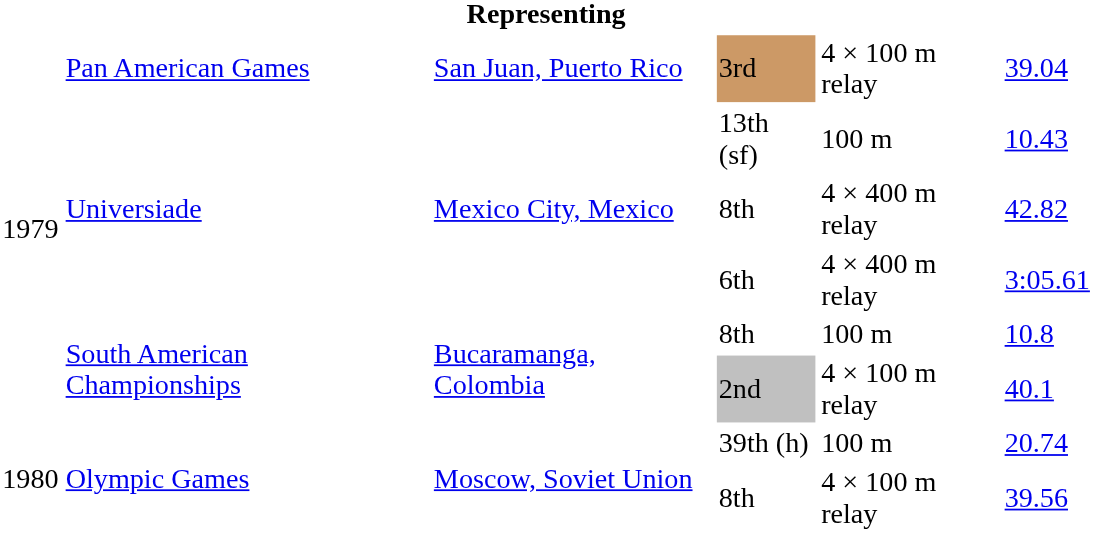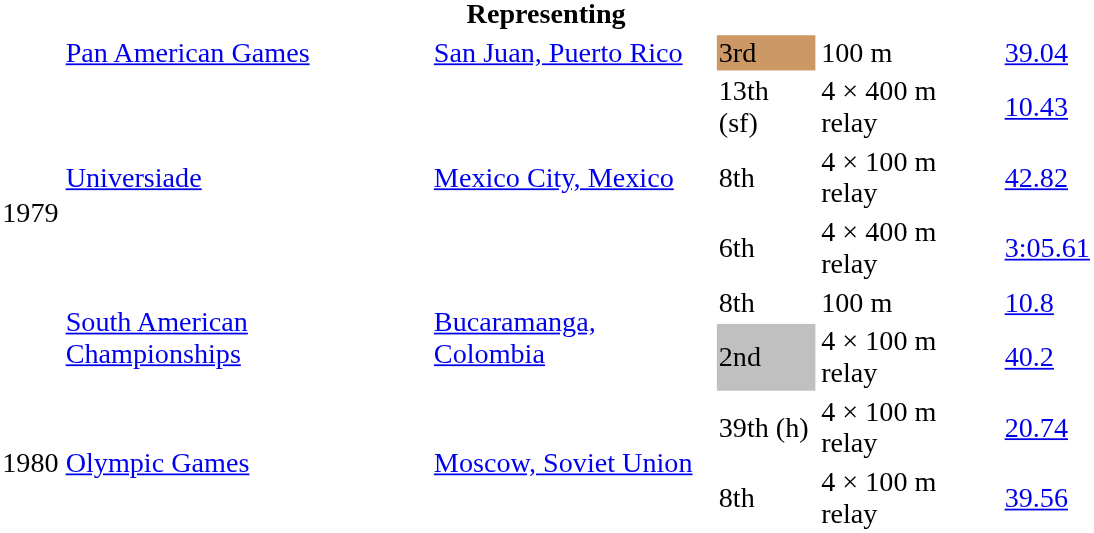(879, 68) 4 × 100 m relay -> (857, 52) 100 m
(857, 138) 100 m -> (879, 107) 4 × 400 m relay
(879, 209) 4 × 400 m relay -> (879, 177) 4 × 100 m relay
(1029, 388) 40.1 -> (1029, 356) 40.2
(857, 443) 100 m -> (879, 427) 4 × 100 m relay
